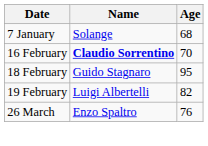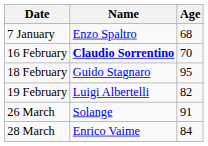(93, 33) Solange -> (105, 33) Enzo Spaltro
(105, 111) Enzo Spaltro -> (93, 111) Solange
(186, 111) 76 -> (186, 111) 91
+ row: (31, 131)
